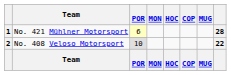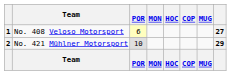(71, 31) No. 421 Mühlner Motorsport -> (69, 31) No. 408 Veloso Motorsport
(220, 31) 28 -> (220, 31) 27
(69, 43) No. 408 Veloso Motorsport -> (71, 43) No. 421 Mühlner Motorsport
(220, 43) 22 -> (220, 43) 29
